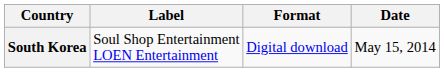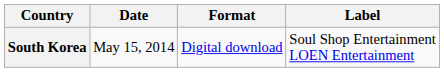columns swapped: (395, 16) <-> (166, 16)
